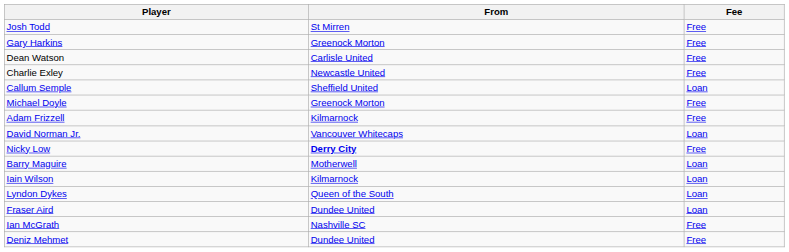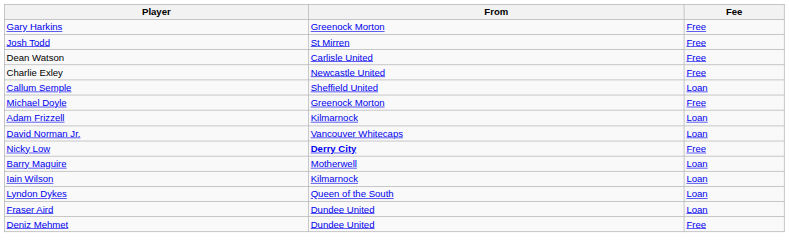rows swapped: (28, 27) <-> (34, 42)
(696, 118) Free -> (697, 118) Loan
- row: (33, 224)
